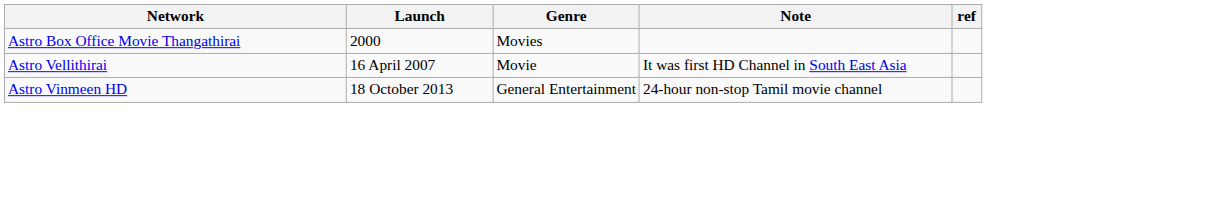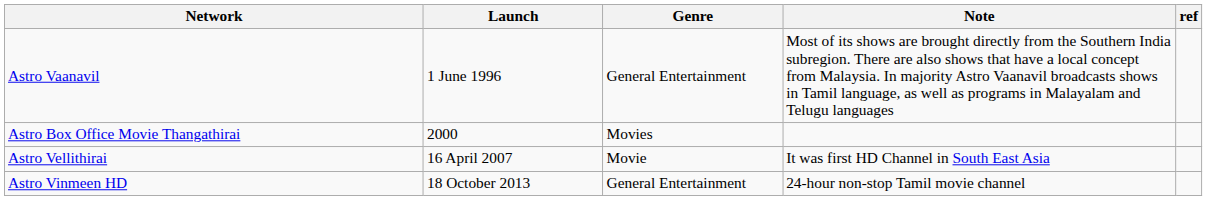+ row: (54, 75)
